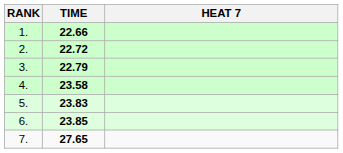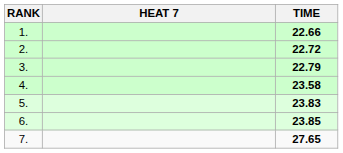columns swapped: (221, 14) <-> (74, 14)
